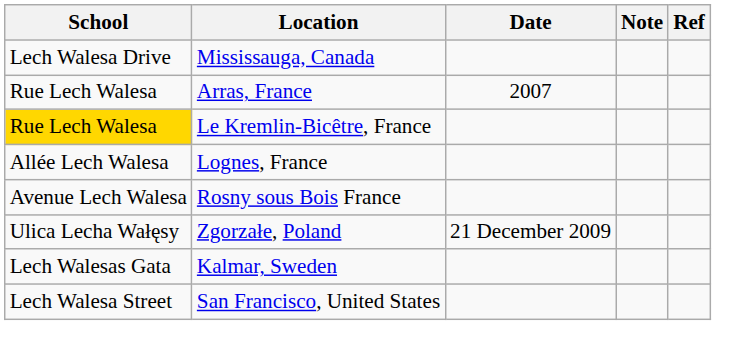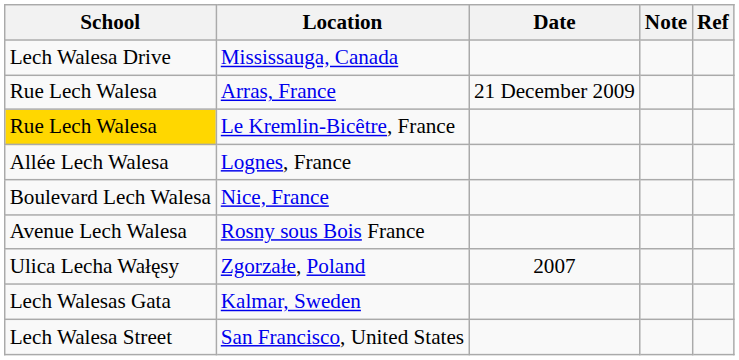(531, 92) 2007 -> (554, 92) 21 December 2009
+ row: (275, 196)
(531, 231) 21 December 2009 -> (554, 266) 2007
